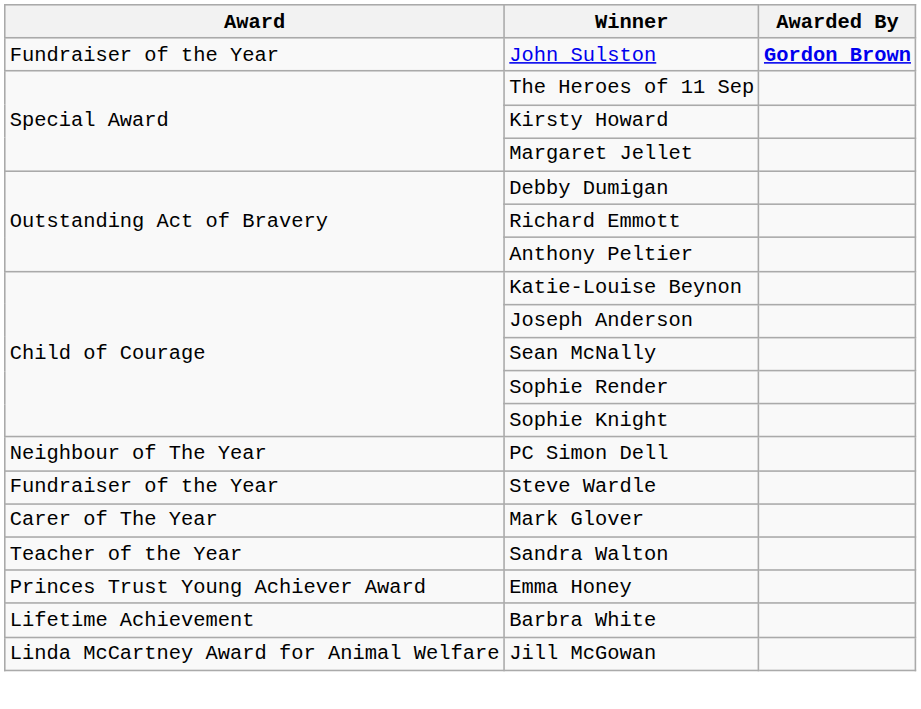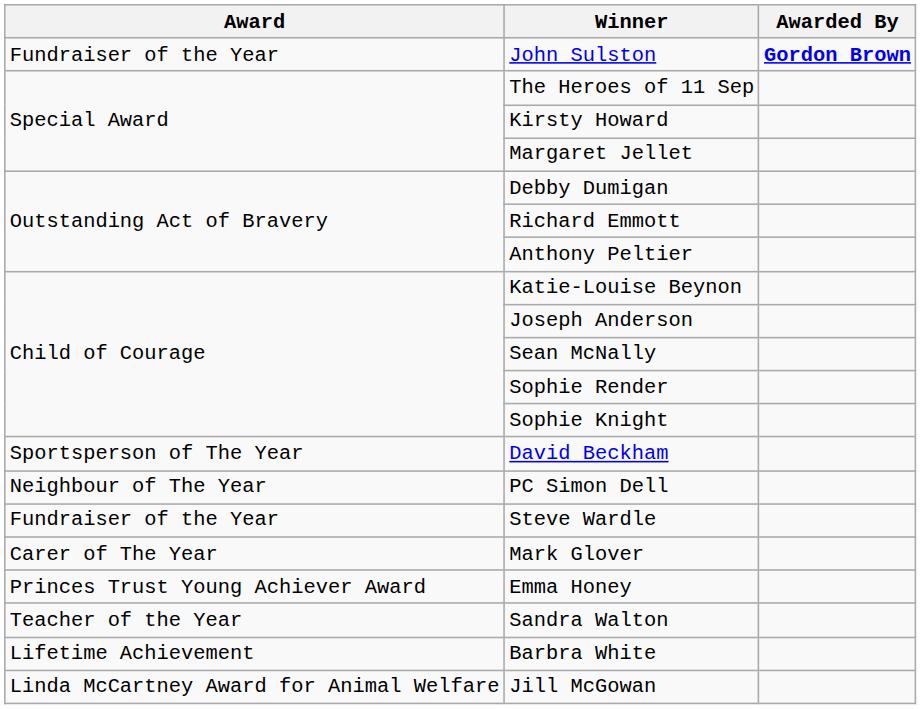+ row: (589, 454)
rows swapped: (571, 587) <-> (589, 554)
